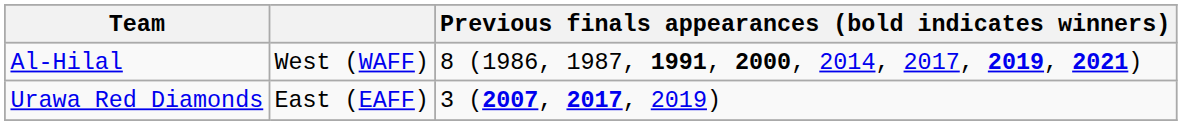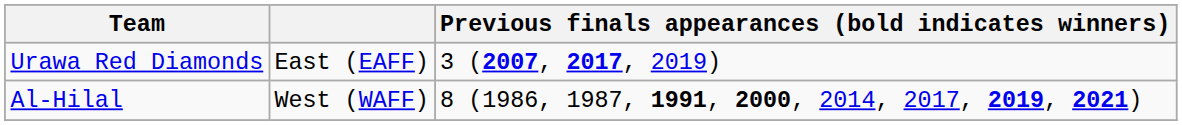rows swapped: (67, 62) <-> (137, 100)
